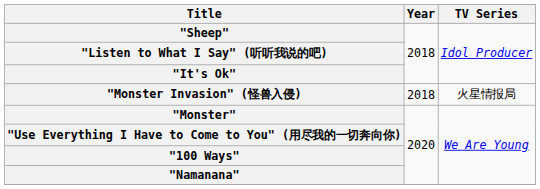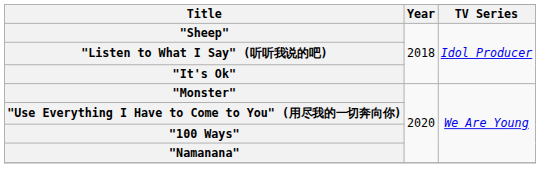- row: (204, 94)
